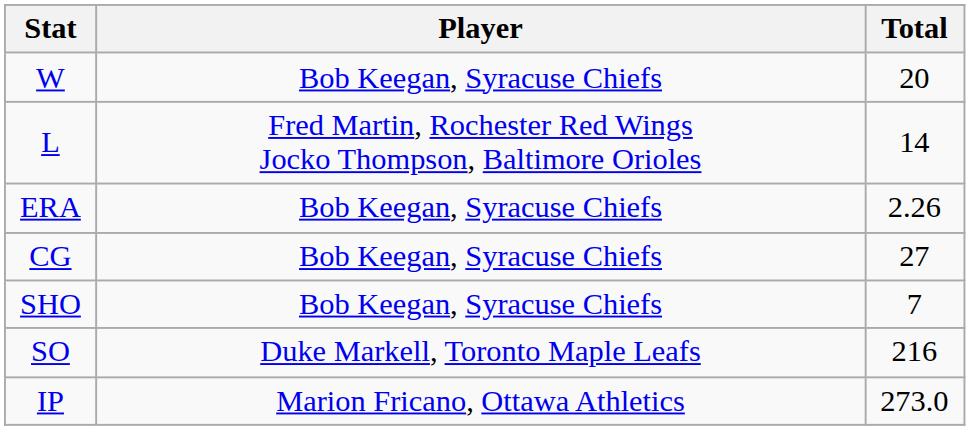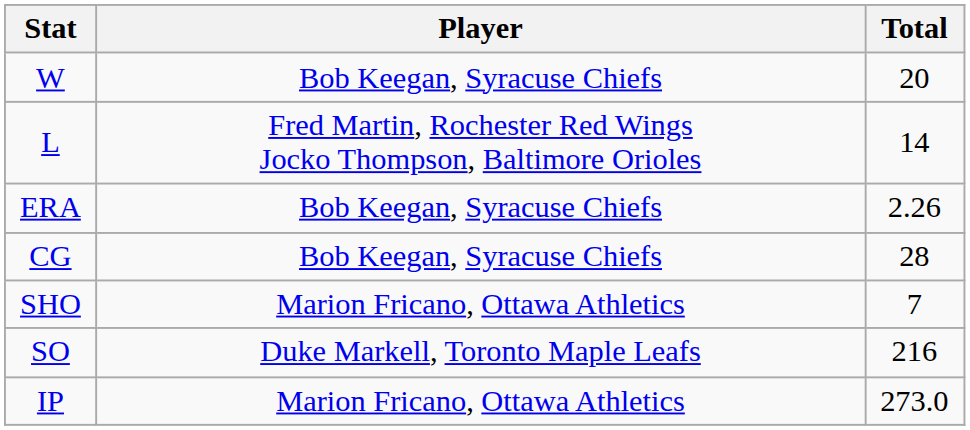(914, 255) 27 -> (914, 255) 28
(481, 303) Bob Keegan, Syracuse Chiefs -> (480, 303) Marion Fricano, Ottawa Athletics
